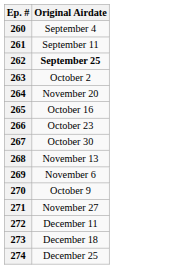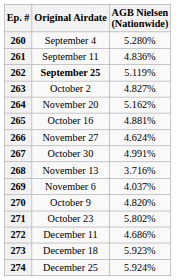+ column: (140, 18)
(70, 126) October 23 -> (70, 137) November 27
(70, 207) November 27 -> (70, 219) October 23
